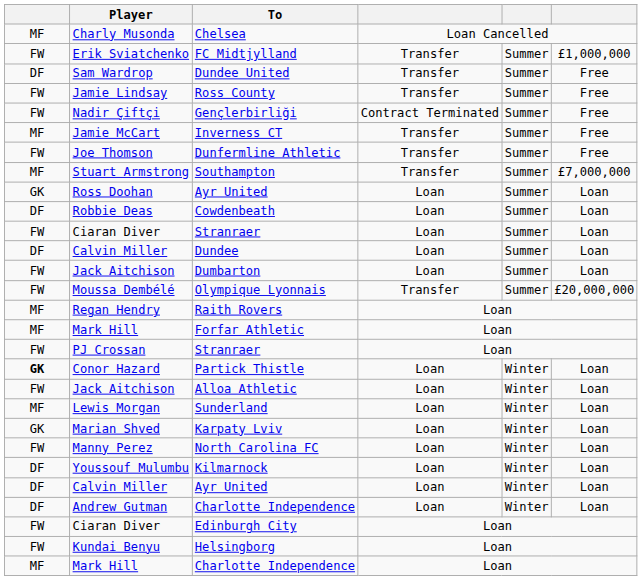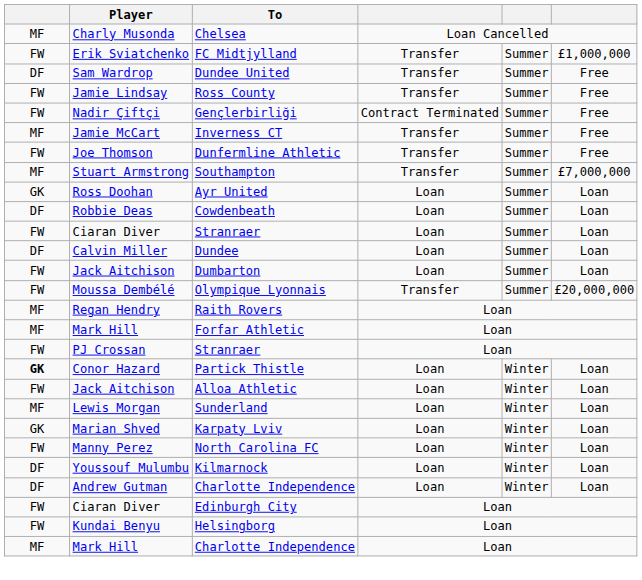- row: (120, 487)
